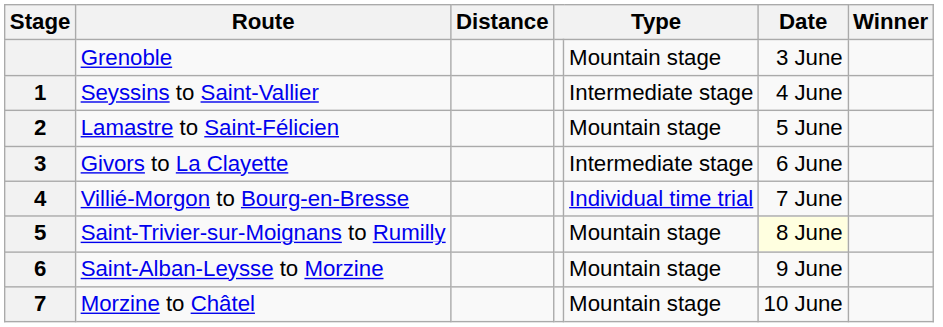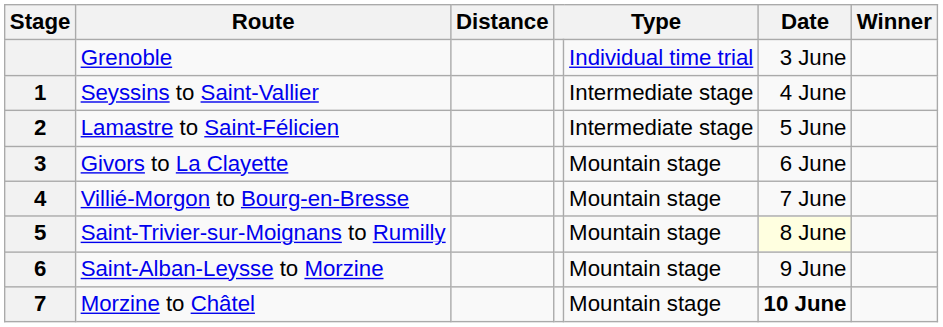(645, 57) Mountain stage -> (661, 57) Individual time trial
(645, 127) Mountain stage -> (661, 127) Intermediate stage
(661, 163) Intermediate stage -> (645, 163) Mountain stage
(661, 198) Individual time trial -> (645, 198) Mountain stage
(803, 304) normal -> (805, 304) bold
